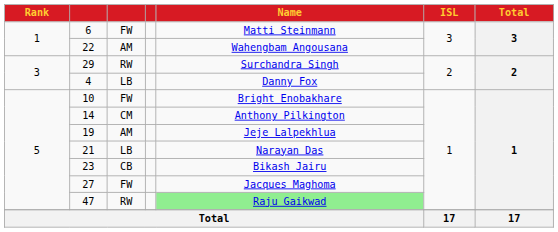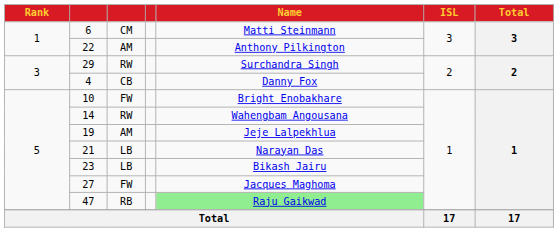(126, 30) FW -> (126, 30) CM
(290, 47) Wahengbam Angousana -> (290, 47) Anthony Pilkington
(126, 81) LB -> (126, 81) CB
(126, 115) CM -> (126, 115) RW
(290, 115) Anthony Pilkington -> (290, 115) Wahengbam Angousana
(126, 167) CB -> (126, 167) LB
(126, 201) RW -> (126, 201) RB
